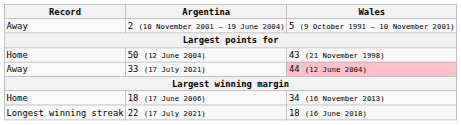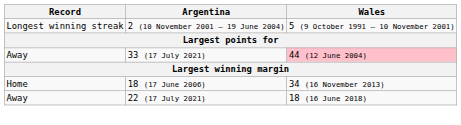(17, 26) Away -> (65, 26) Longest winning streak
- row: (167, 55)
(65, 112) Longest winning streak -> (17, 98) Away
